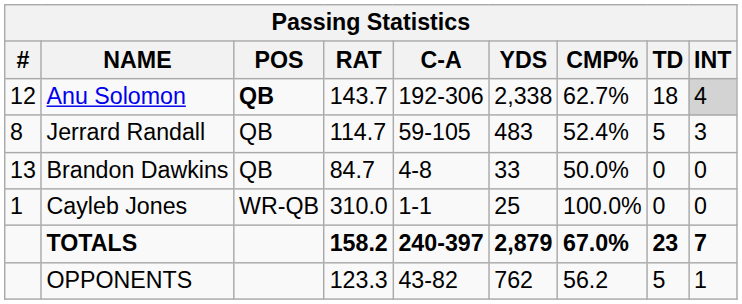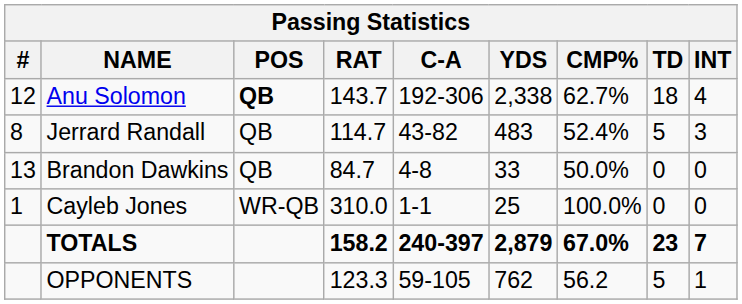(701, 96) lightgrey background -> (701, 96) no background
(435, 133) 59-105 -> (428, 133) 43-82
(428, 280) 43-82 -> (435, 280) 59-105
